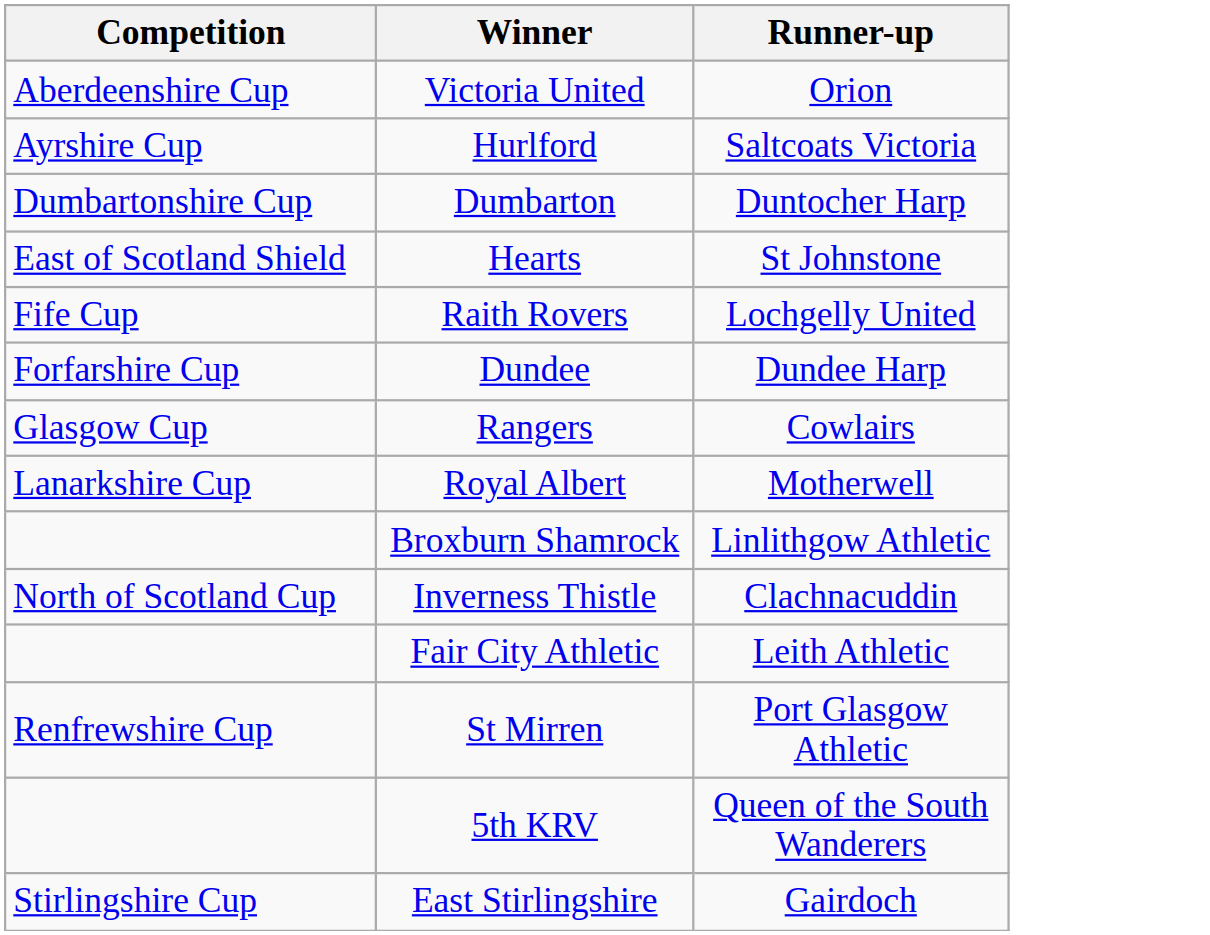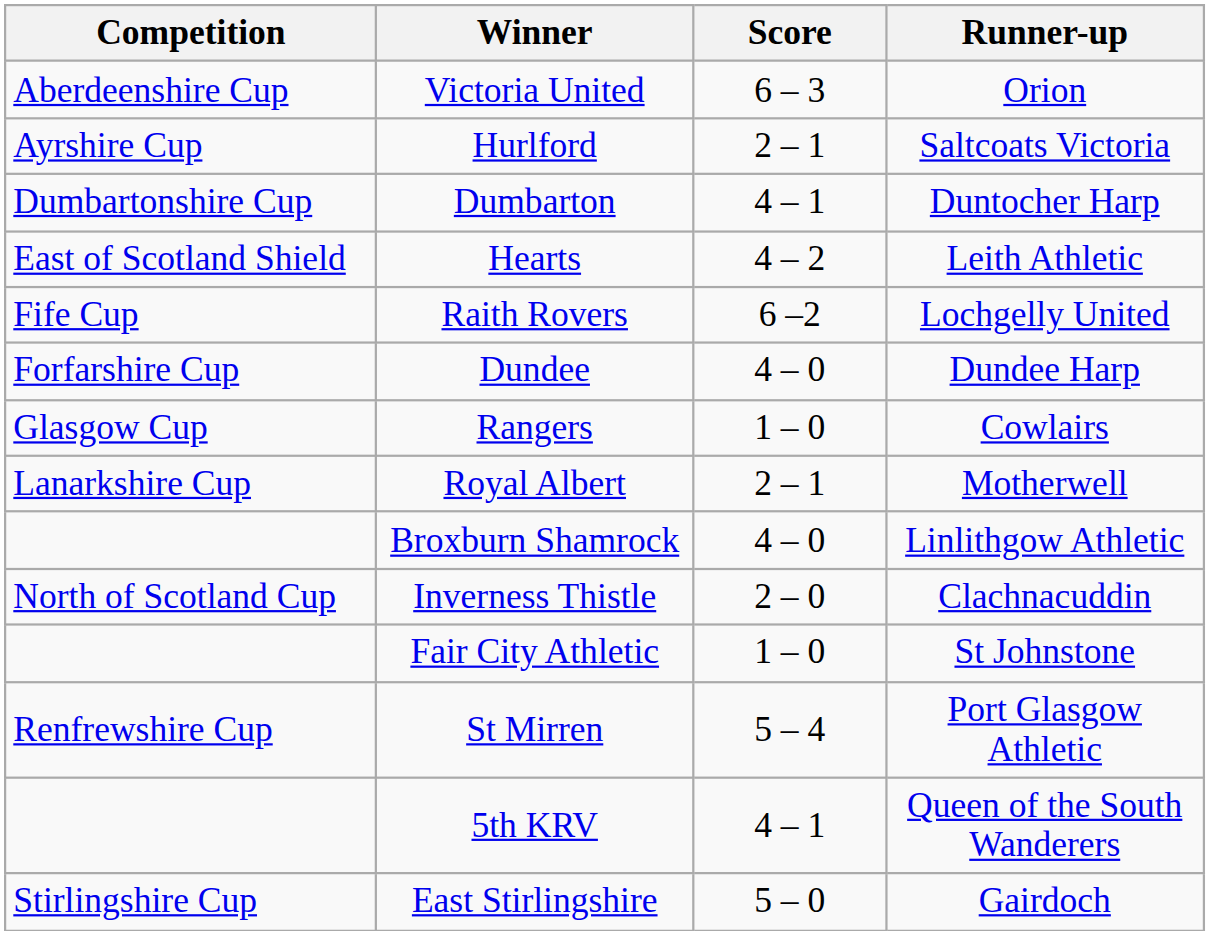+ column: (790, 32)
(851, 257) St Johnstone -> (1045, 257) Leith Athletic
(851, 652) Leith Athletic -> (1045, 652) St Johnstone
